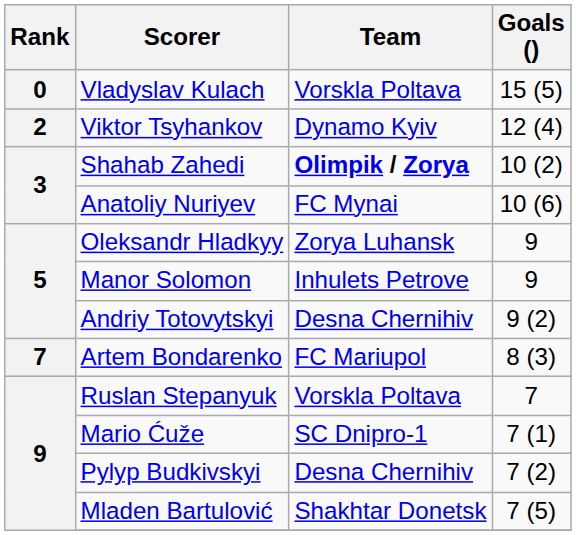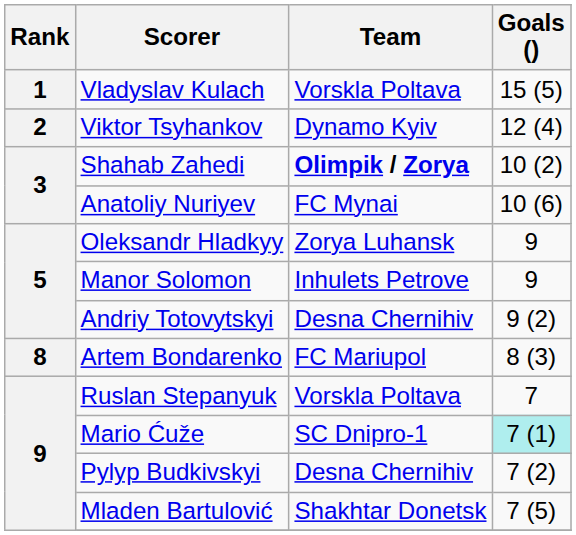(40, 89) 0 -> (40, 89) 1
(40, 357) 7 -> (40, 357) 8
(531, 434) no background -> (531, 434) paleturquoise background
